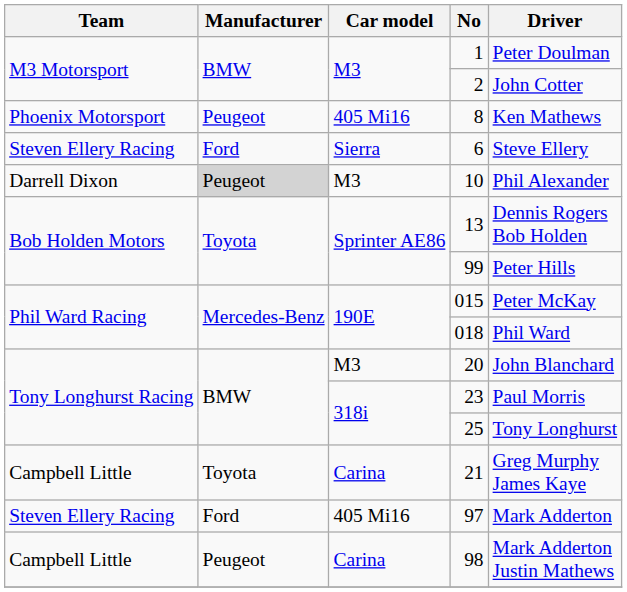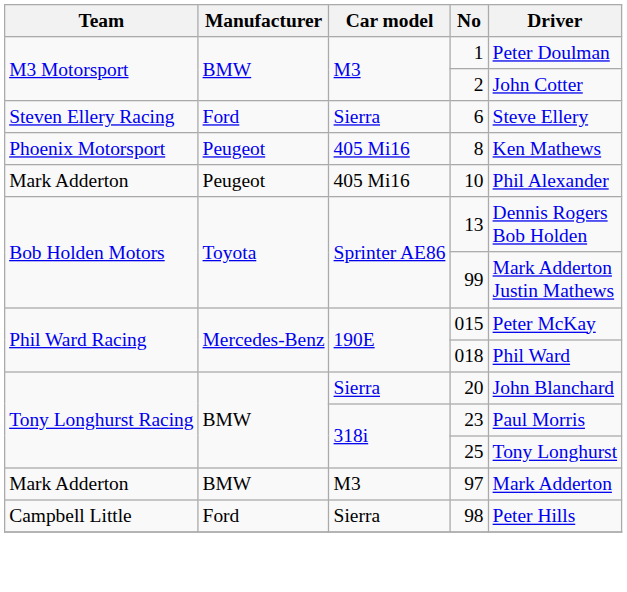rows swapped: (479, 149) <-> (479, 116)
(63, 181) Darrell Dixon -> (69, 181) Mark Adderton
(234, 181) lightgrey background -> (234, 181) no background
(347, 181) M3 -> (372, 181) 405 Mi16
(534, 268) Peter Hills -> (553, 279) Mark Adderton Justin Mathews
(347, 364) M3 -> (357, 387) Sierra
- row: (474, 472)
(92, 515) Steven Ellery Racing -> (69, 483) Mark Adderton
(221, 515) Ford -> (227, 483) BMW
(372, 515) 405 Mi16 -> (347, 483) M3
(234, 559) Peugeot -> (221, 515) Ford
(360, 559) Carina -> (357, 515) Sierra
(553, 559) Mark Adderton Justin Mathews -> (534, 515) Peter Hills
